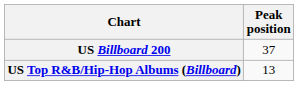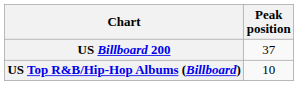(269, 70) 13 -> (269, 70) 10
